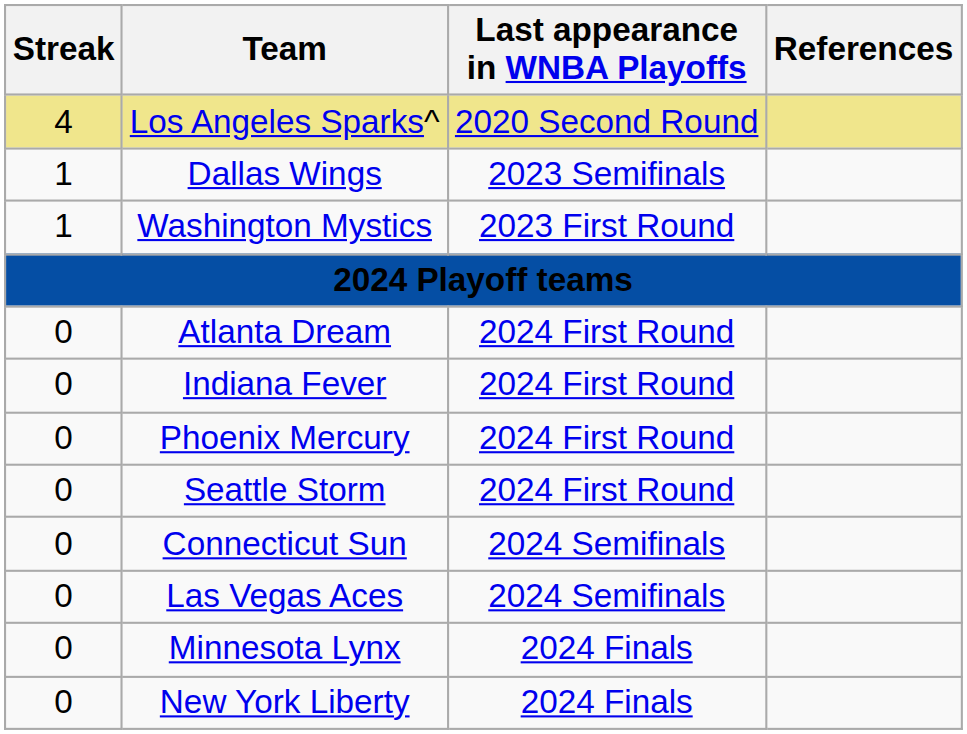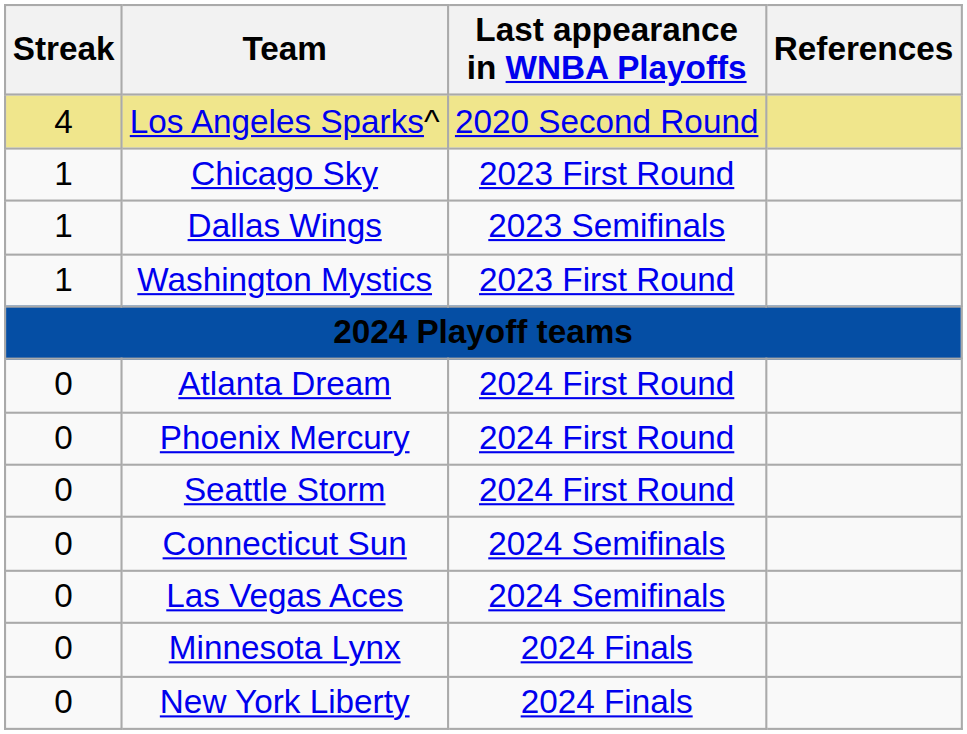+ row: (285, 173)
- row: (285, 385)
